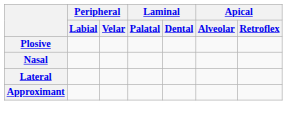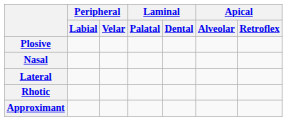+ row: (36, 92)
